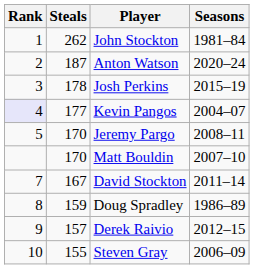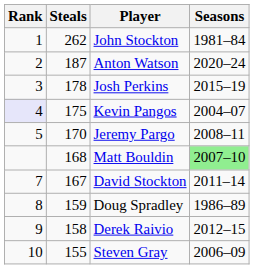(76, 110) 177 -> (76, 110) 175
(76, 157) 170 -> (76, 157) 168
(219, 157) no background -> (219, 157) lightgreen background
(76, 228) 157 -> (76, 228) 158
